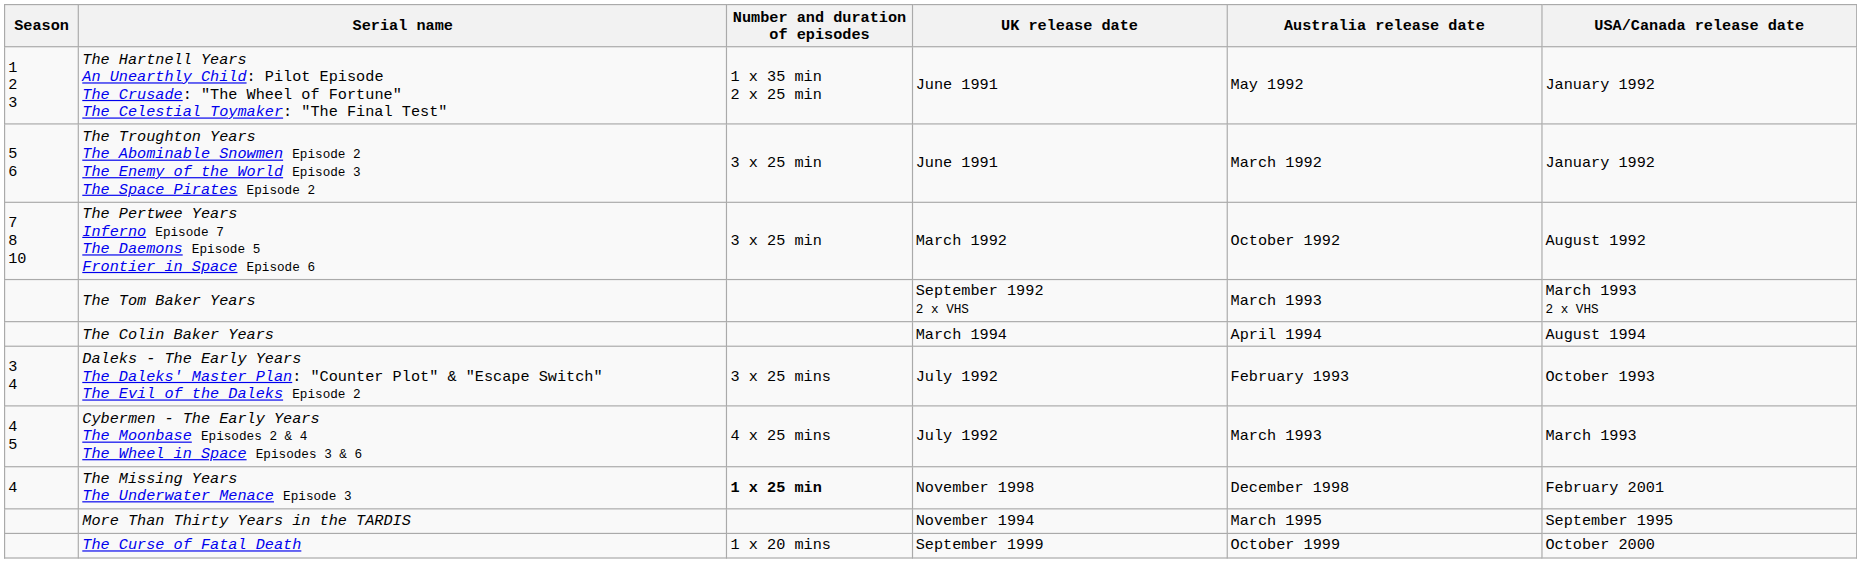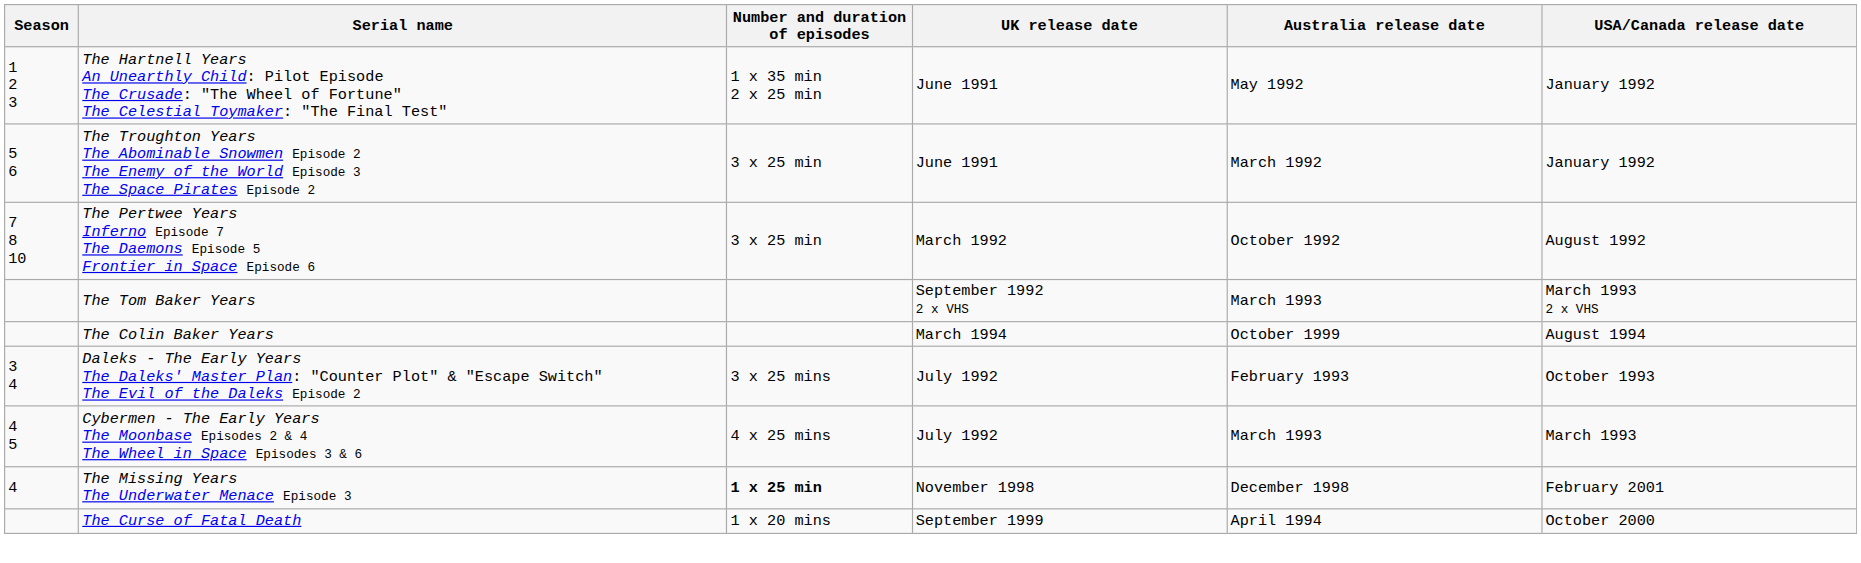(1276, 334) April 1994 -> (1285, 334) October 1999
- row: (247, 521)
(1285, 546) October 1999 -> (1276, 521) April 1994
